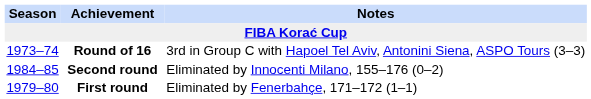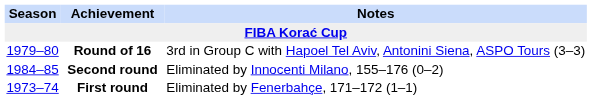(33, 50) 1973–74 -> (33, 50) 1979–80
(33, 87) 1979–80 -> (33, 87) 1973–74
